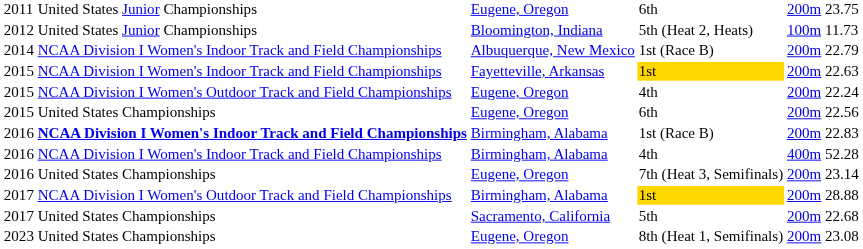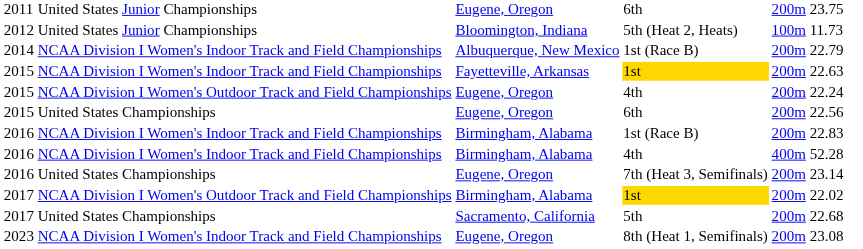(252, 133) bold -> (240, 133) normal
(842, 195) 28.88 -> (827, 195) 22.02
(127, 236) United States Championships -> (240, 236) NCAA Division I Women's Indoor Track and Field Championships
